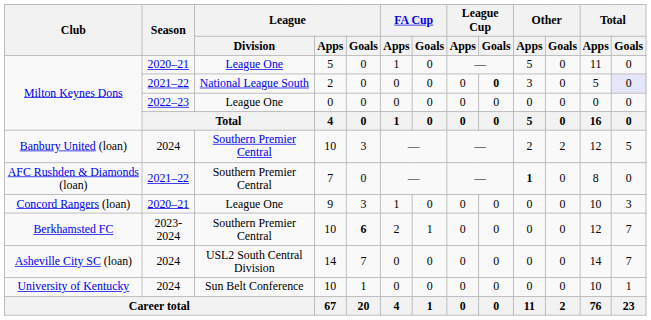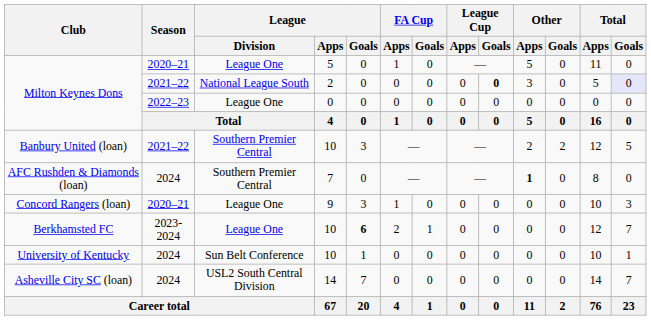(168, 146) 2024 -> (168, 146) 2021–22
(168, 178) 2021–22 -> (168, 178) 2024
(254, 229) Southern Premier Central -> (254, 229) League One
rows swapped: (73, 287) <-> (73, 261)
